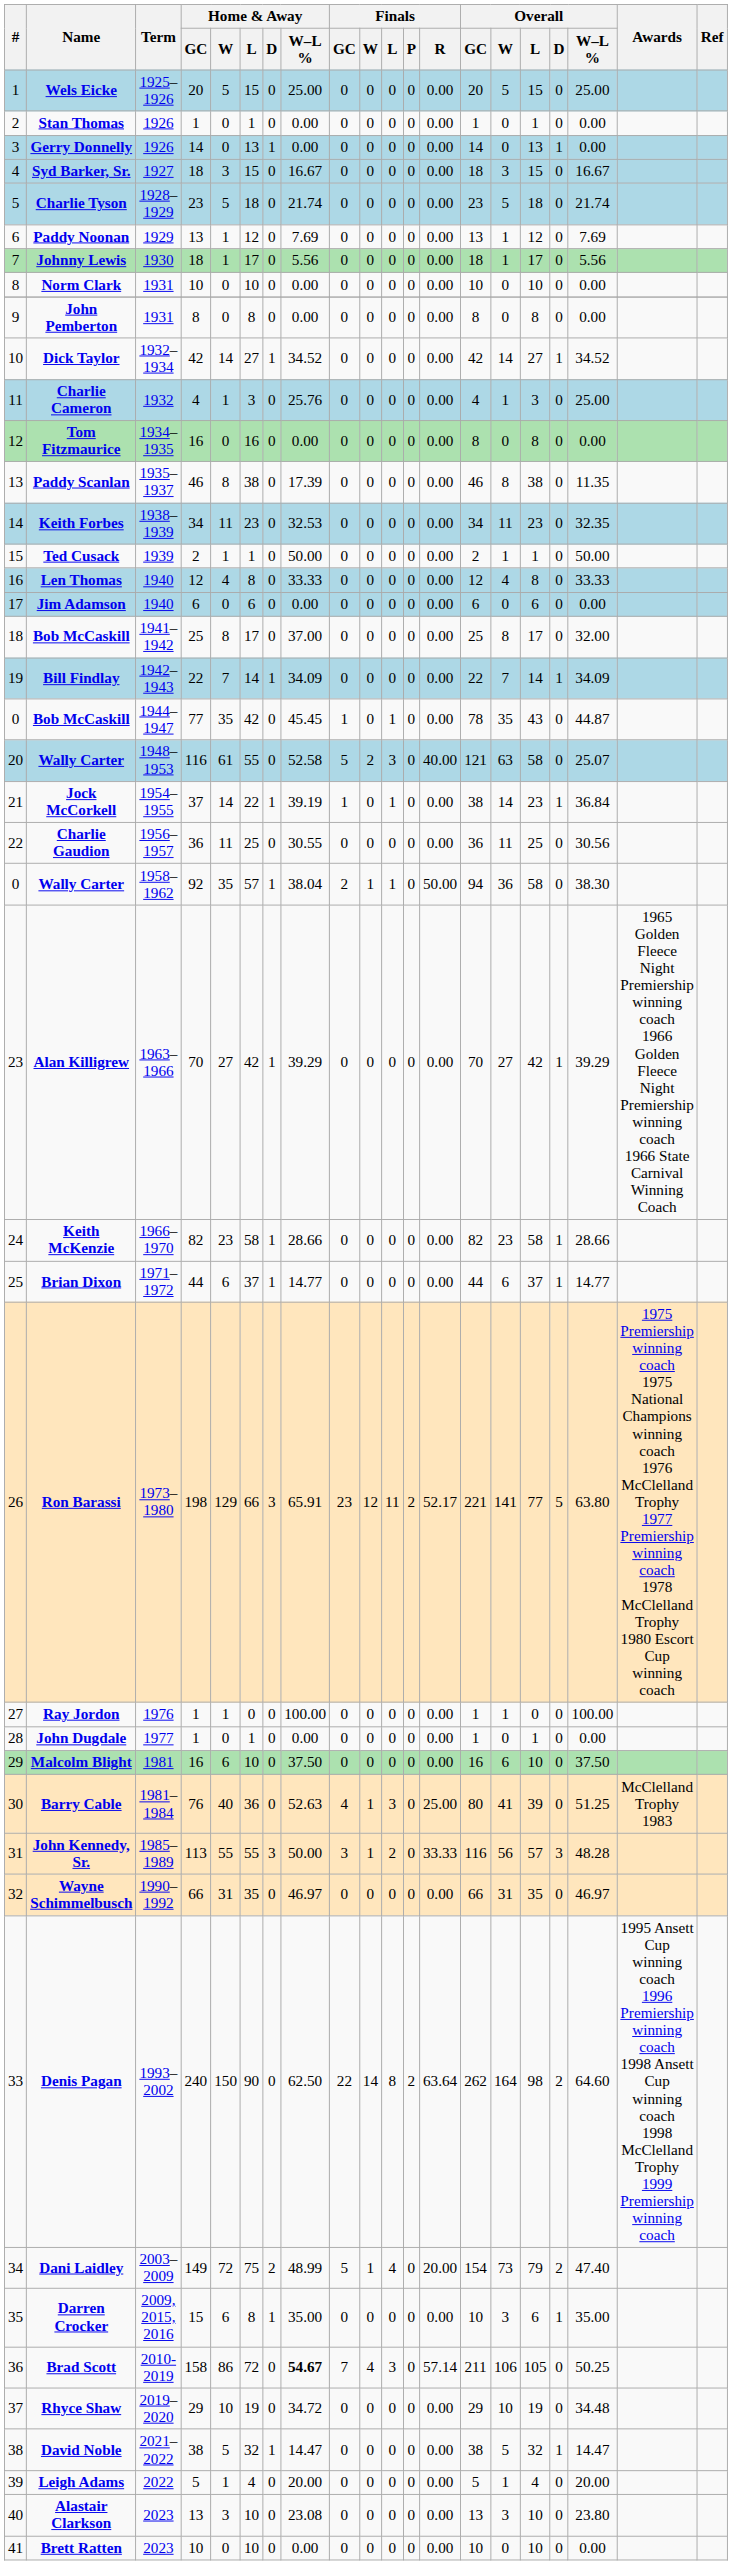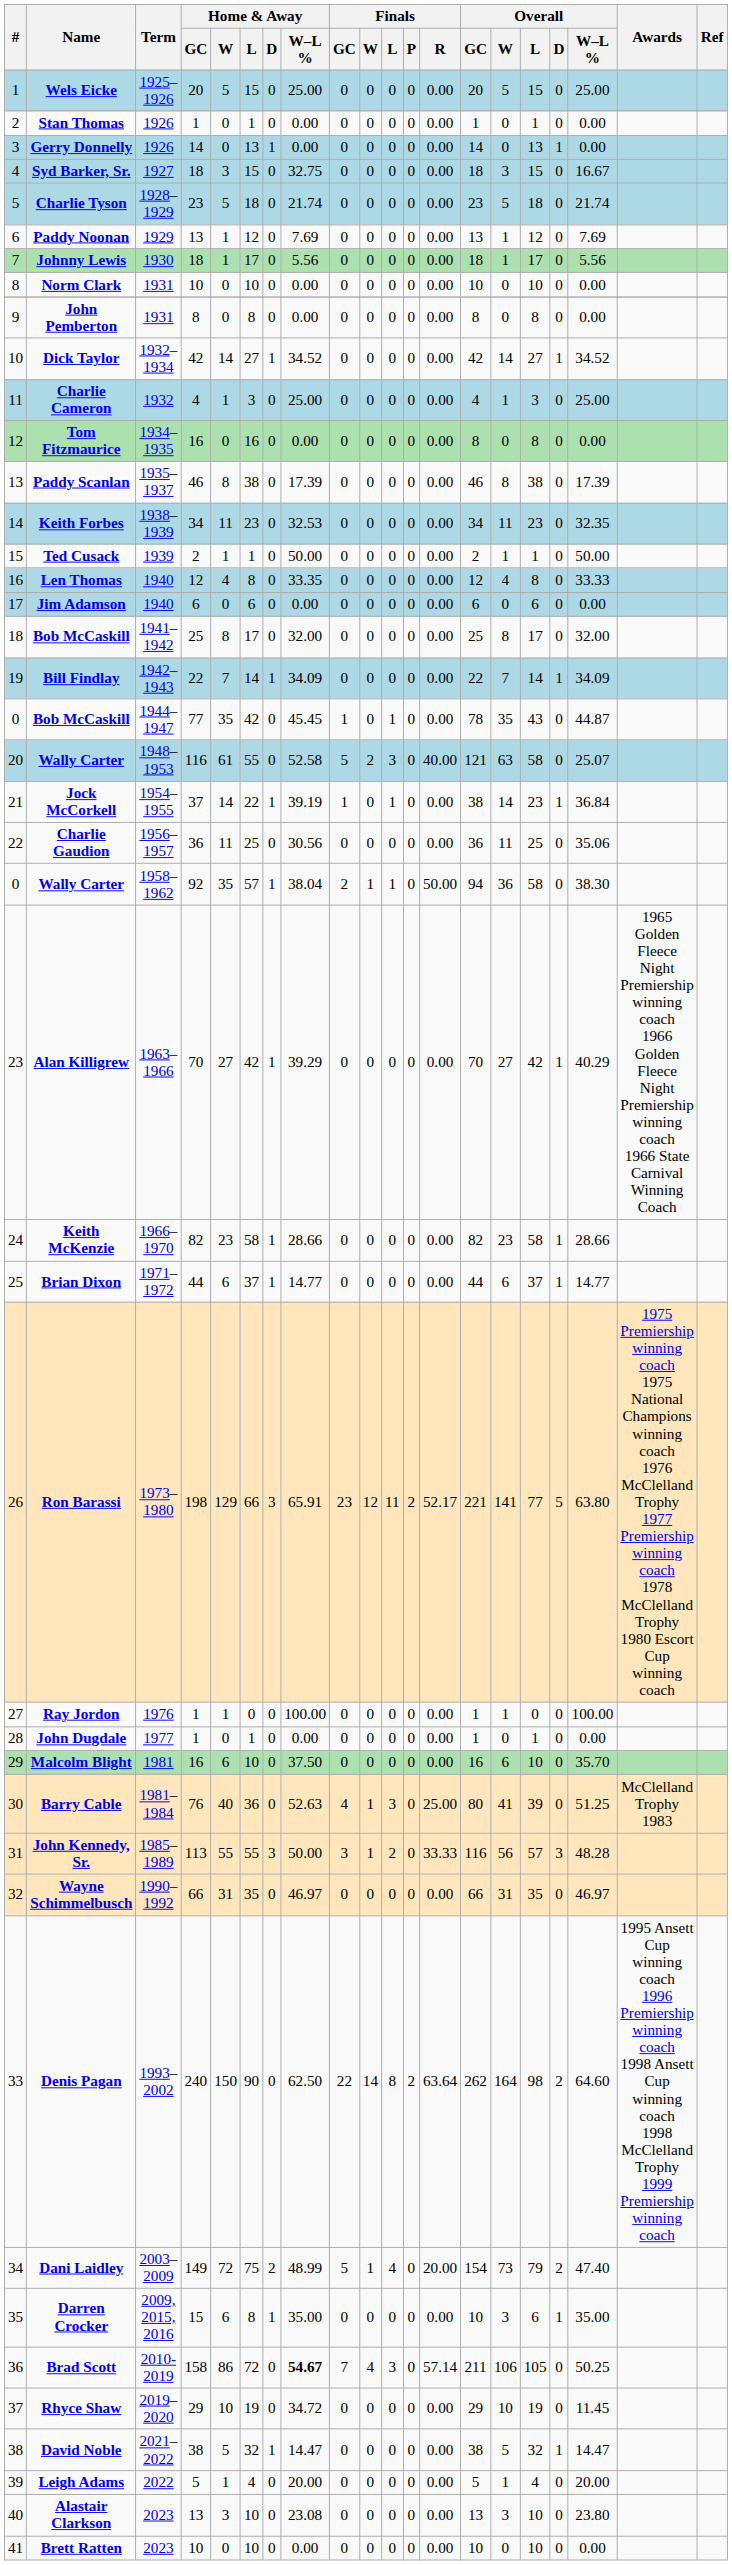(305, 171) 16.67 -> (305, 171) 32.75
(305, 399) 25.76 -> (305, 399) 25.00
(592, 482) 11.35 -> (592, 482) 17.39
(305, 580) 33.33 -> (305, 580) 33.35
(305, 637) 37.00 -> (305, 637) 32.00
(305, 843) 30.55 -> (305, 843) 30.56
(592, 843) 30.56 -> (592, 843) 35.06
(592, 1062) 39.29 -> (592, 1062) 40.29
(592, 1762) 37.50 -> (592, 1762) 35.70
(592, 2408) 34.48 -> (592, 2408) 11.45
